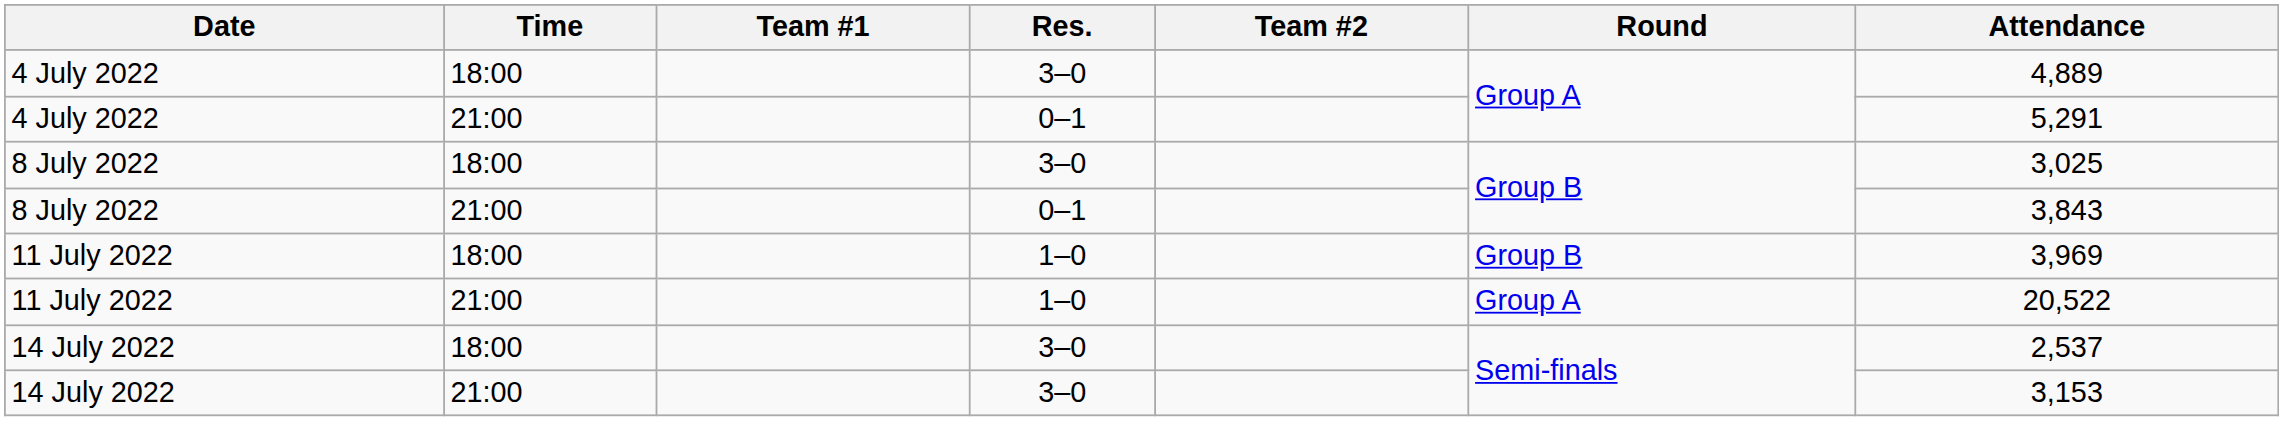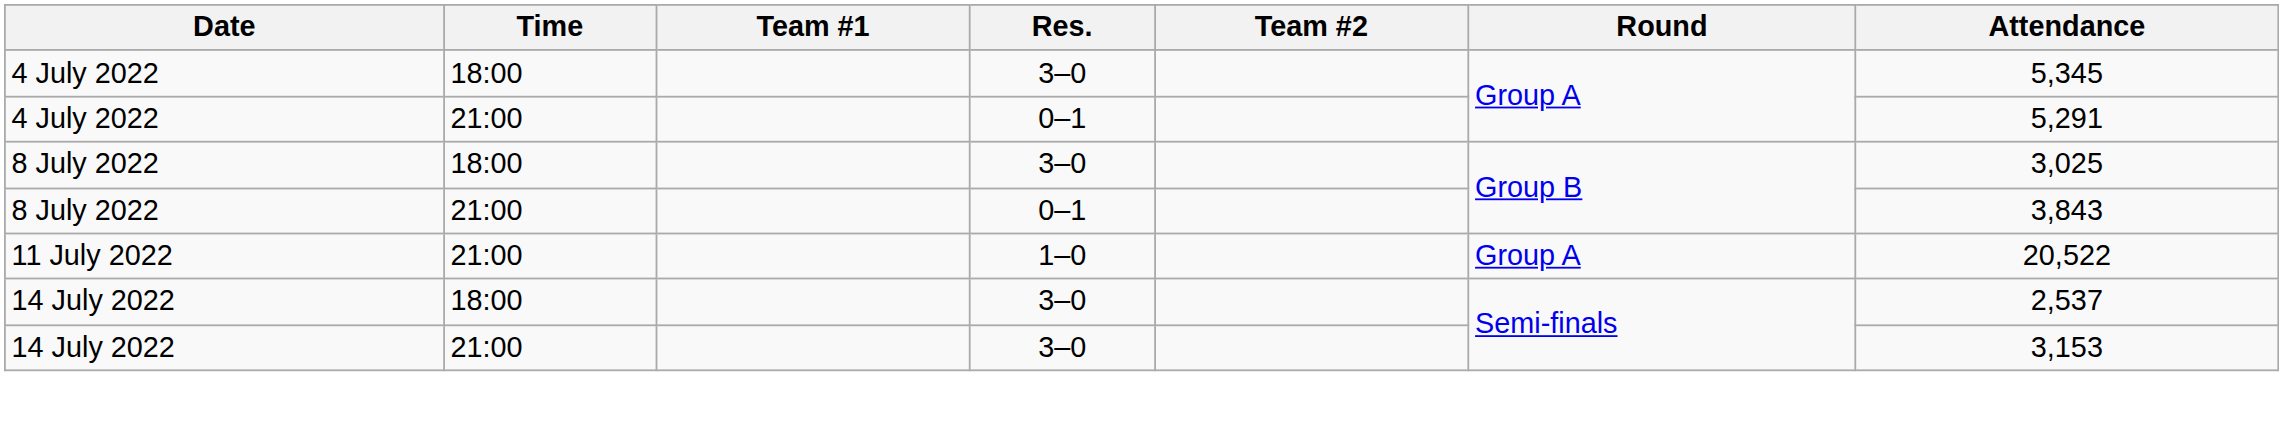(2067, 73) 4,889 -> (2067, 73) 5,345
- row: (92, 255)
